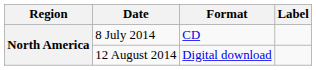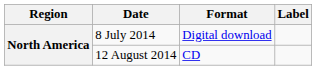(191, 34) CD -> (227, 34) Digital download
(227, 55) Digital download -> (191, 55) CD
